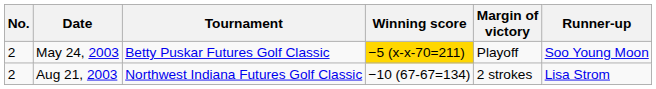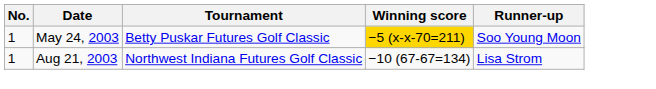- column: (508, 23)
(11, 52) 2 -> (11, 37) 1
(11, 74) 2 -> (11, 59) 1
